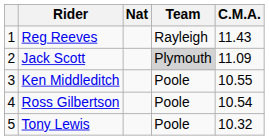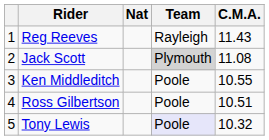(235, 59) 11.09 -> (235, 59) 11.08
(235, 102) 10.54 -> (235, 102) 10.51
(172, 124) no background -> (172, 124) lavender background
